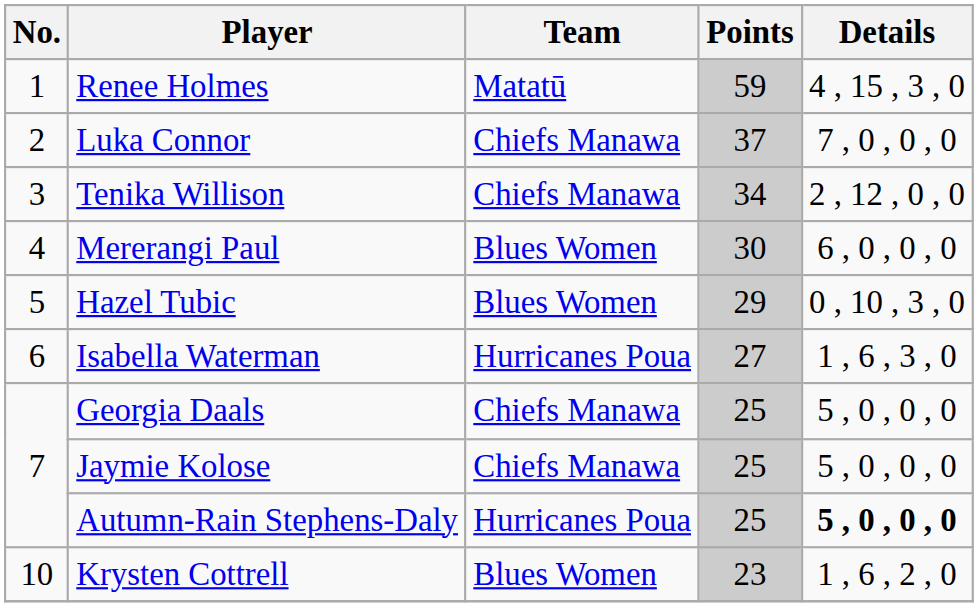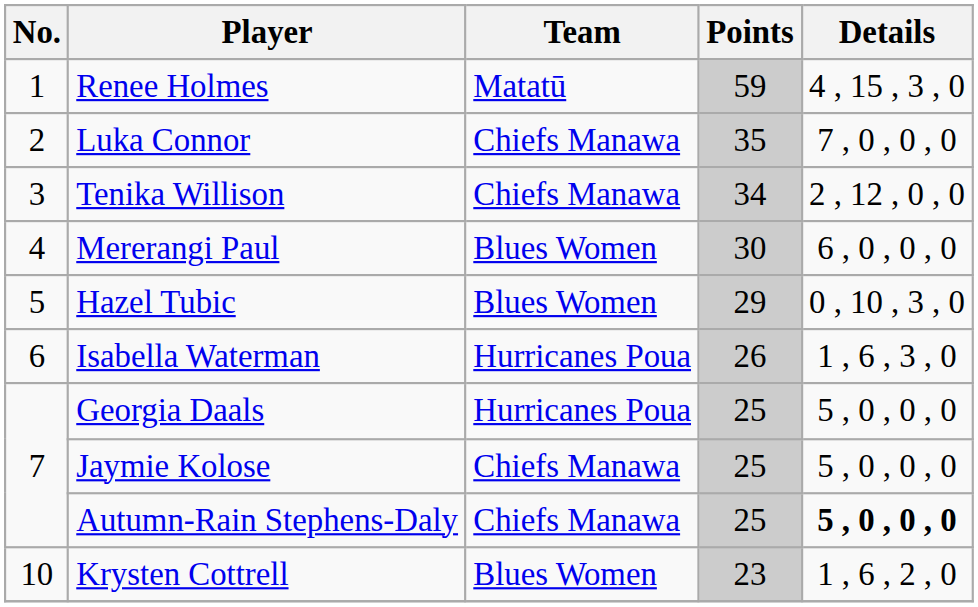(750, 140) 37 -> (750, 140) 35
(750, 356) 27 -> (750, 356) 26
(577, 410) Chiefs Manawa -> (582, 410) Hurricanes Poua
(582, 518) Hurricanes Poua -> (577, 518) Chiefs Manawa
